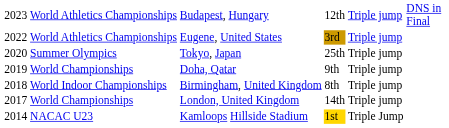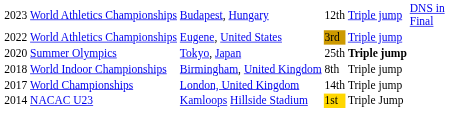(375, 53) normal -> (377, 53) bold
- row: (208, 69)
